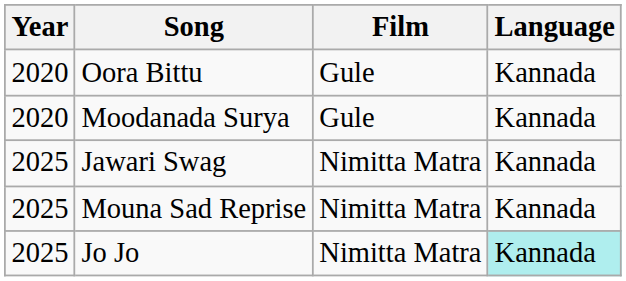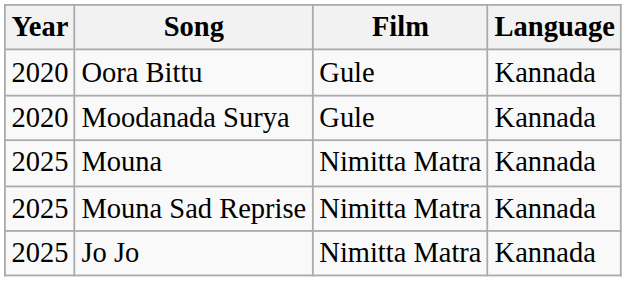- row: (154, 162)
+ row: (122, 162)
(545, 252) paleturquoise background -> (545, 252) no background
